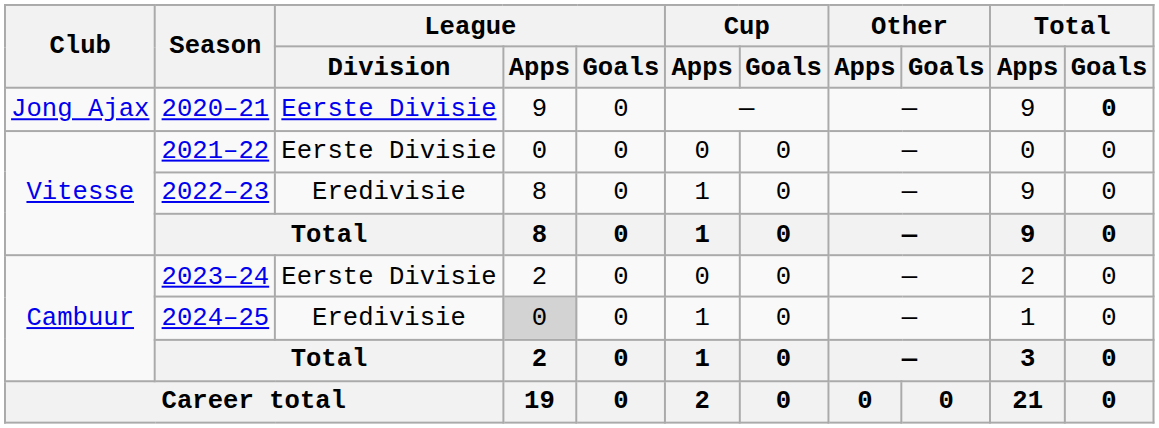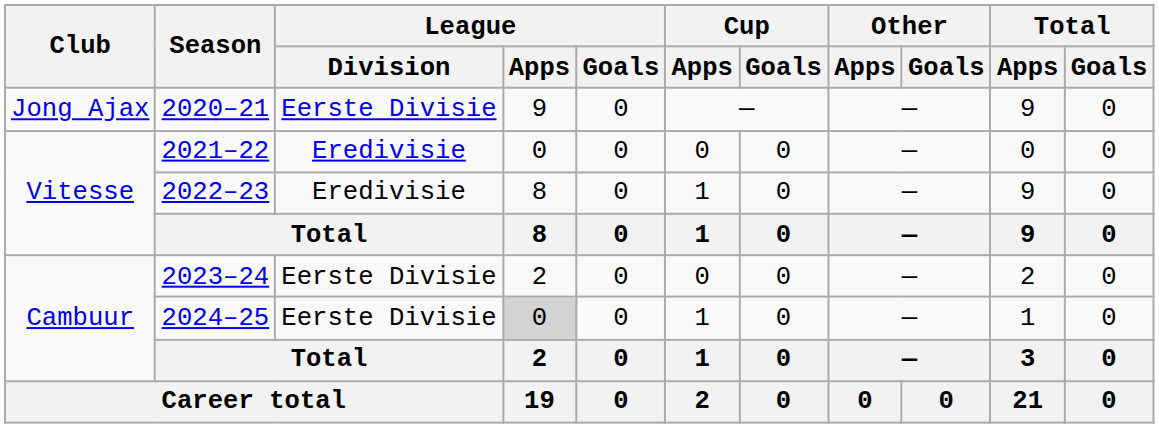(1109, 109) bold -> (1109, 109) normal
(389, 151) Eerste Divisie -> (389, 151) Eredivisie
(389, 318) Eredivisie -> (389, 318) Eerste Divisie
